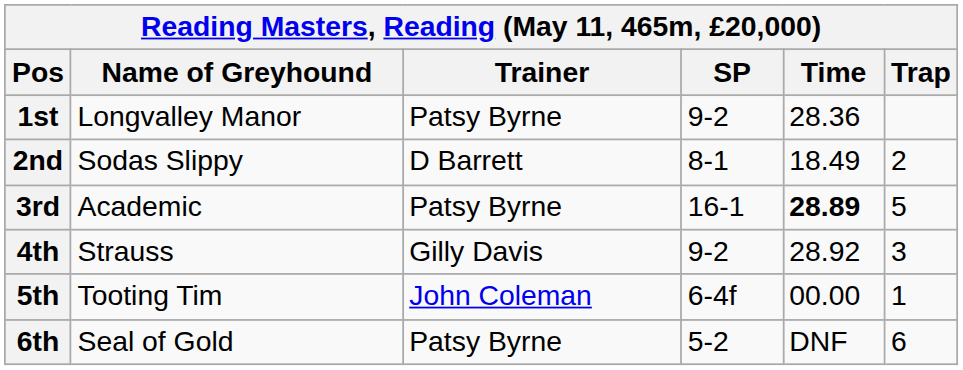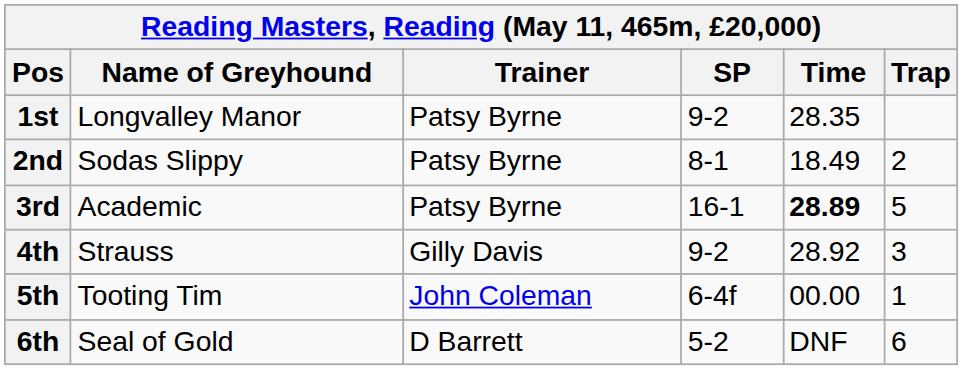(825, 116) 28.36 -> (825, 116) 28.35
(466, 161) D Barrett -> (486, 161) Patsy Byrne
(486, 341) Patsy Byrne -> (466, 341) D Barrett
